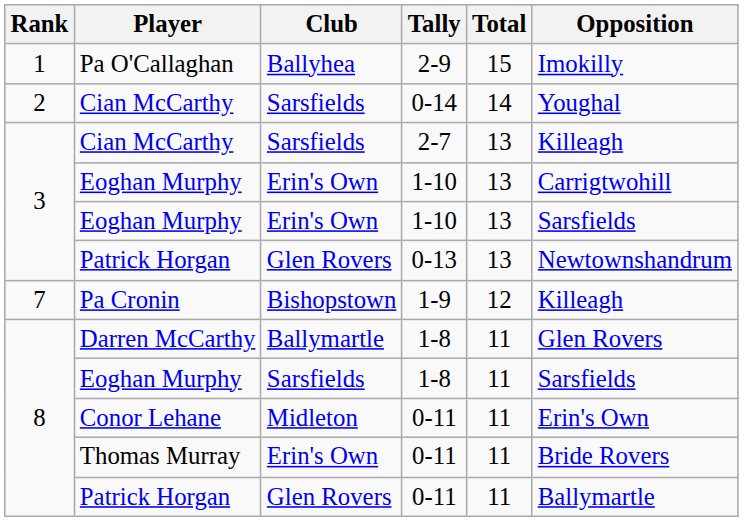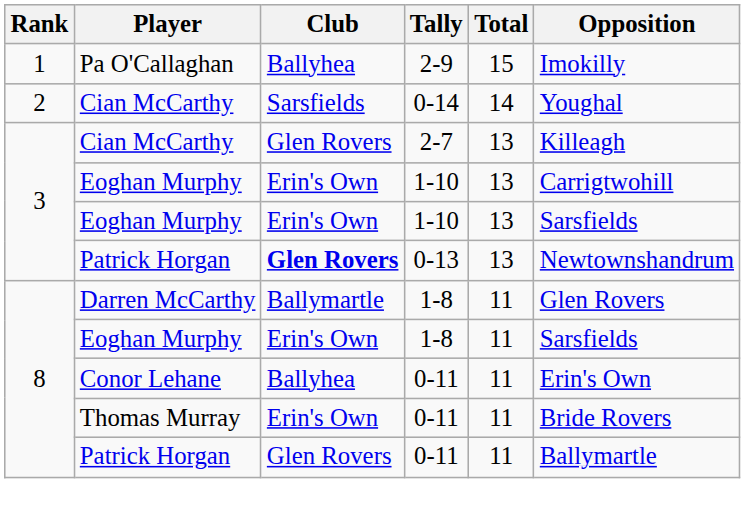(316, 142) Sarsfields -> (329, 142) Glen Rovers
(329, 260) normal -> (333, 260) bold
- row: (130, 299)
(316, 378) Sarsfields -> (322, 338) Erin's Own
(312, 417) Midleton -> (311, 378) Ballyhea
